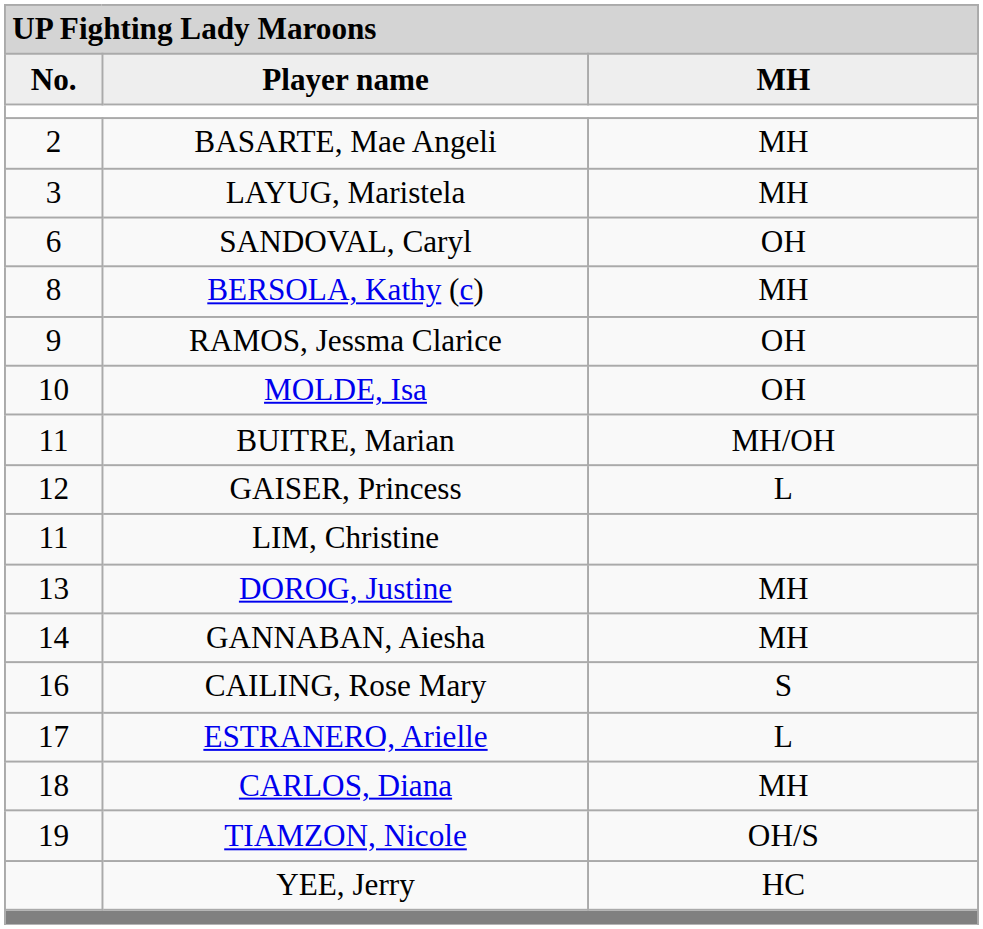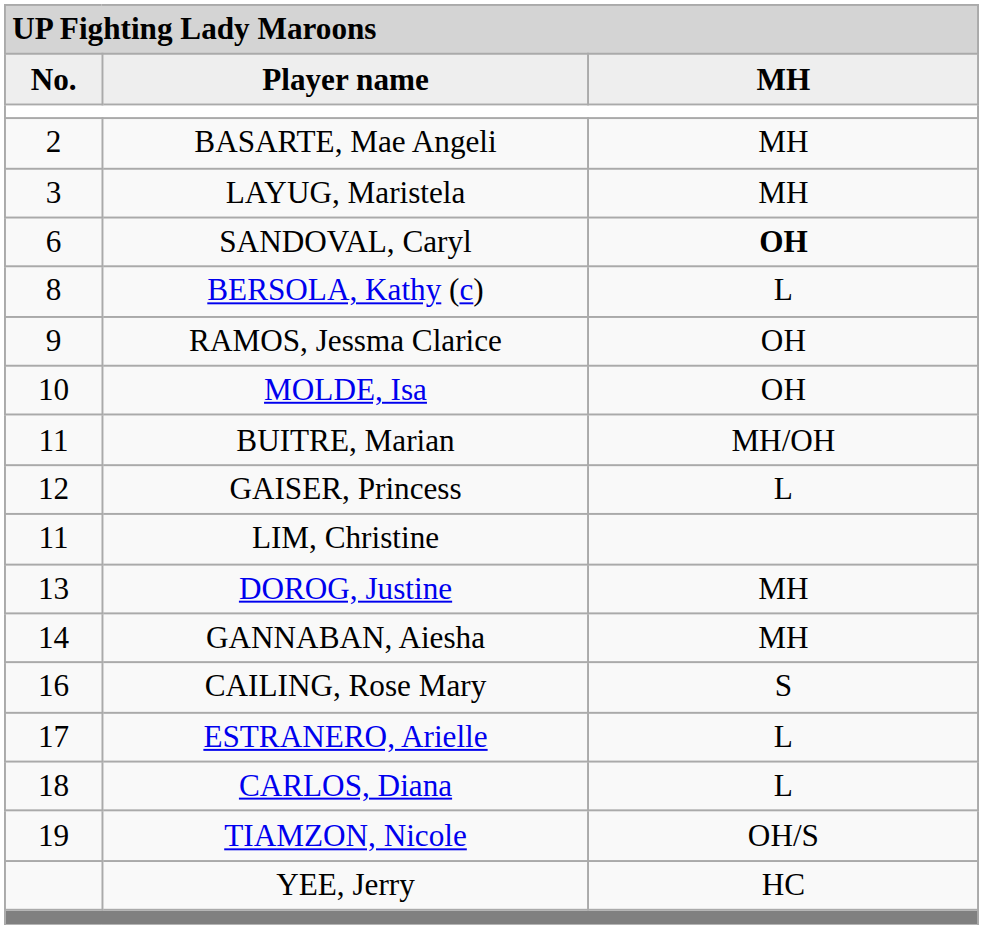(783, 241) normal -> (783, 241) bold
(783, 291) MH -> (783, 291) L
(783, 785) MH -> (783, 785) L
